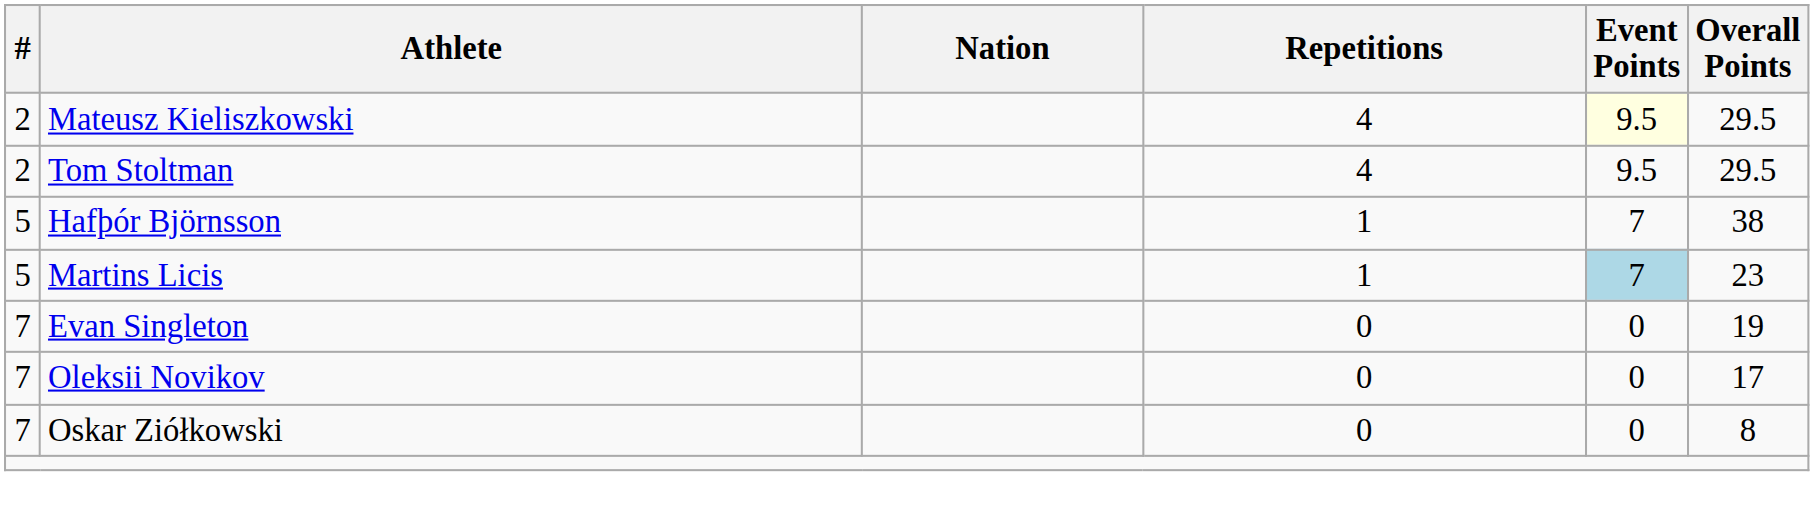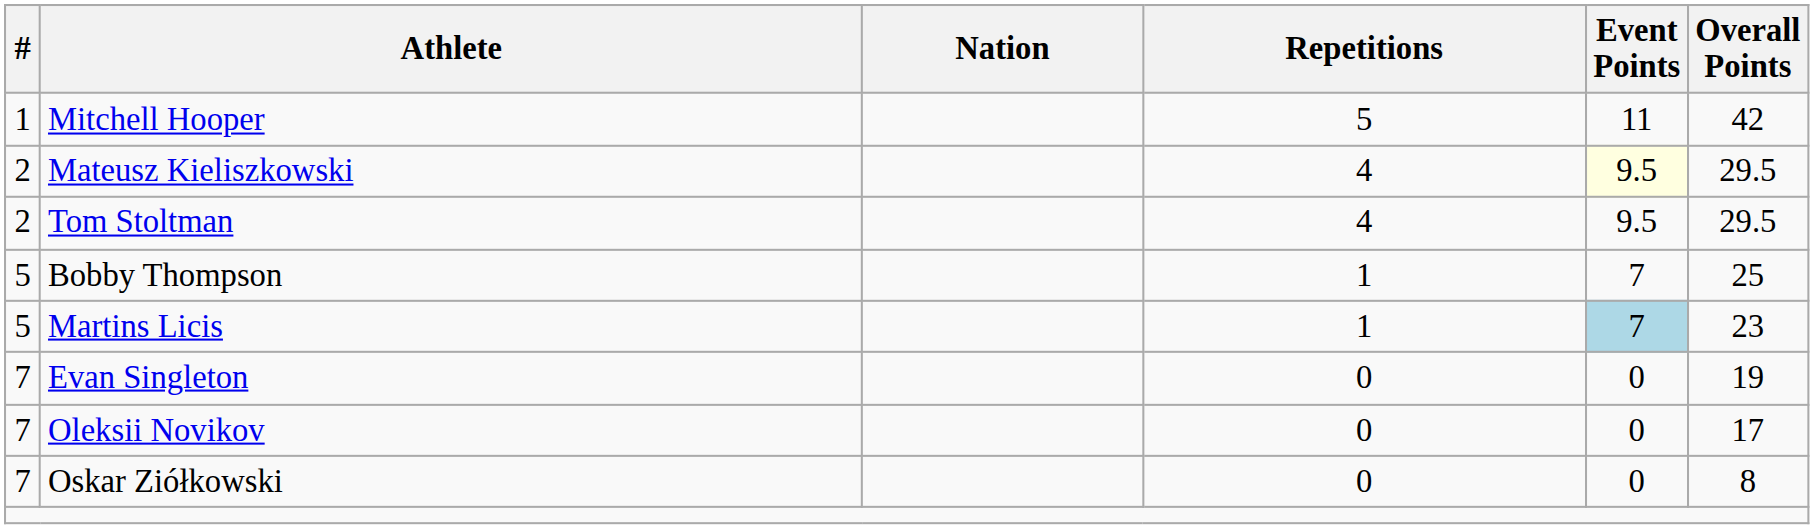+ row: (156, 118)
- row: (164, 222)
+ row: (165, 274)
